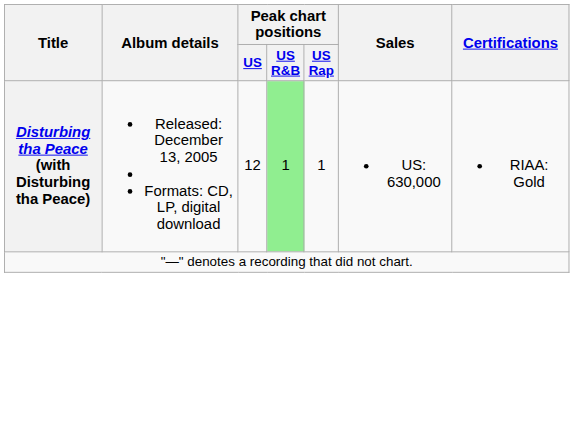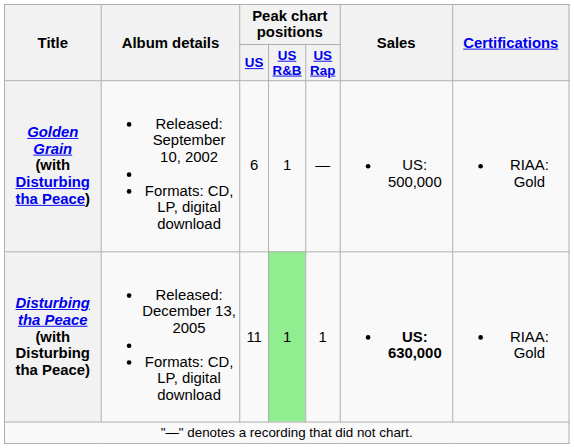+ row: (53, 166)
(253, 166) 12 -> (254, 336) 11
(395, 174) normal -> (396, 345) bold
